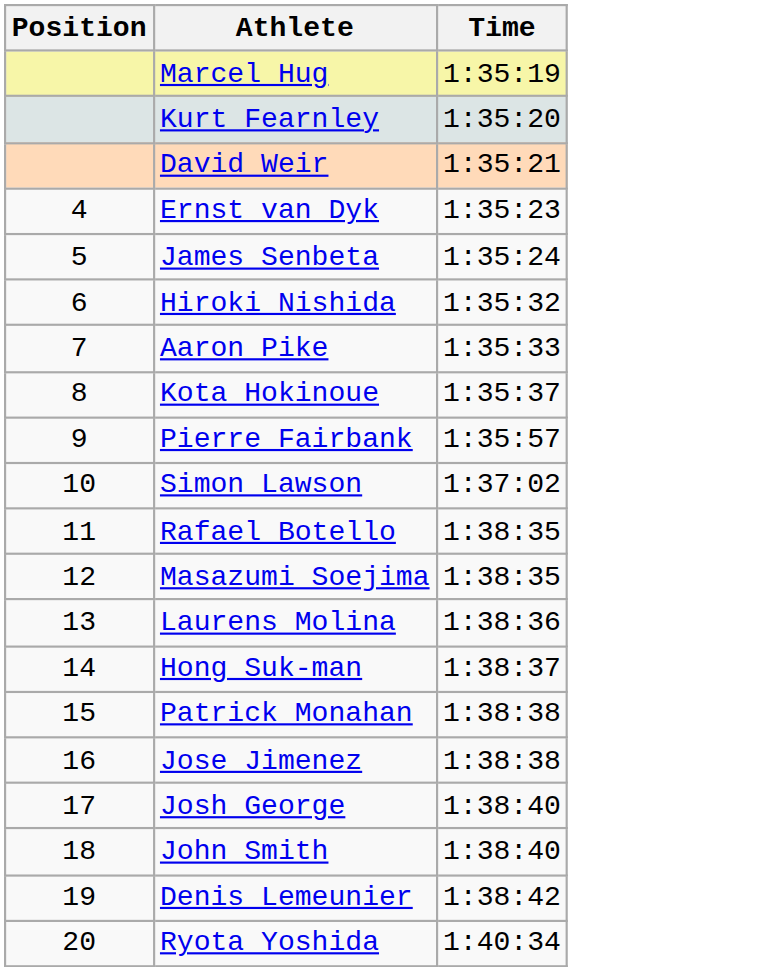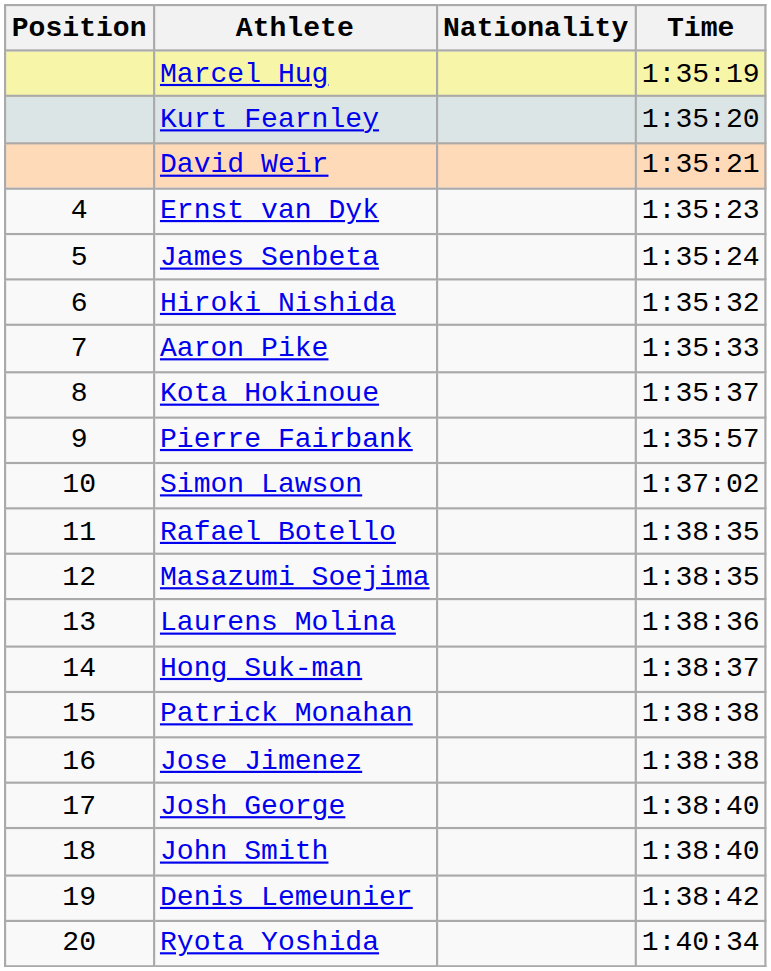+ column: (536, 28)
